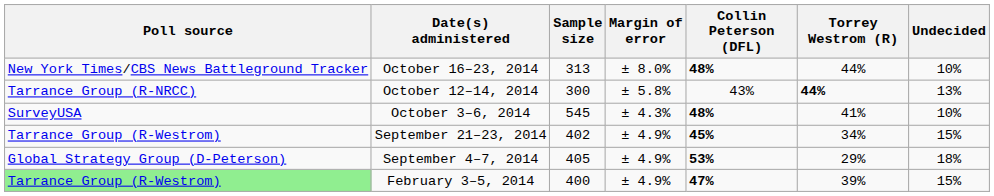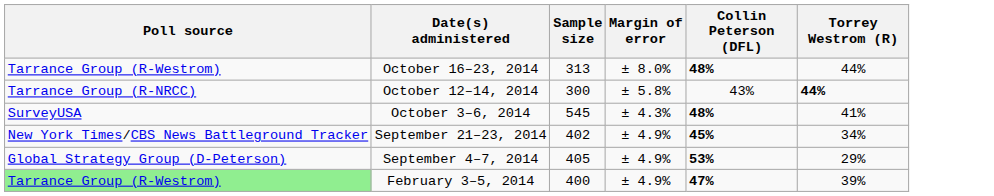- column: (949, 31)
(188, 69) New York Times/CBS News Battleground Tracker -> (114, 69) Tarrance Group (R-Westrom)
(114, 136) Tarrance Group (R-Westrom) -> (188, 136) New York Times/CBS News Battleground Tracker
